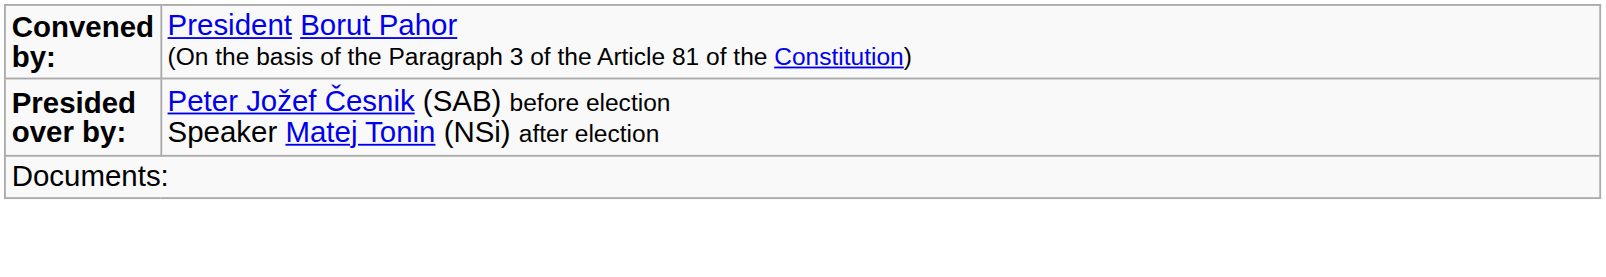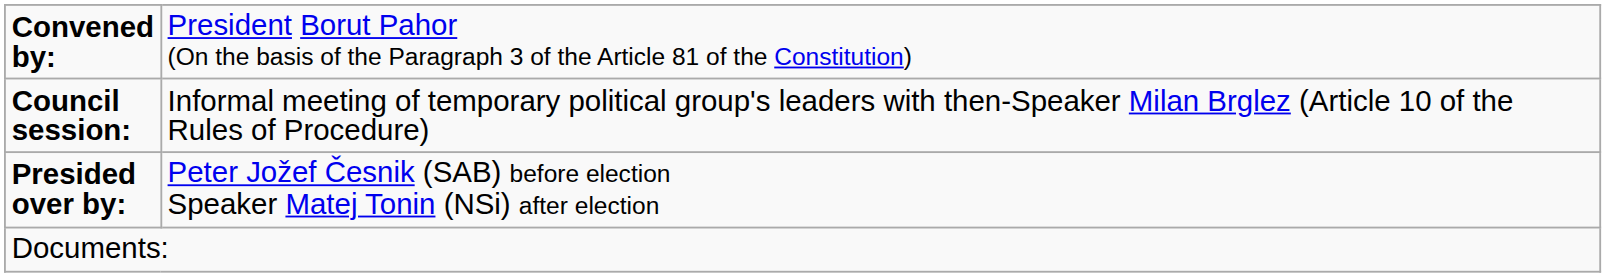+ row: (71, 115)
